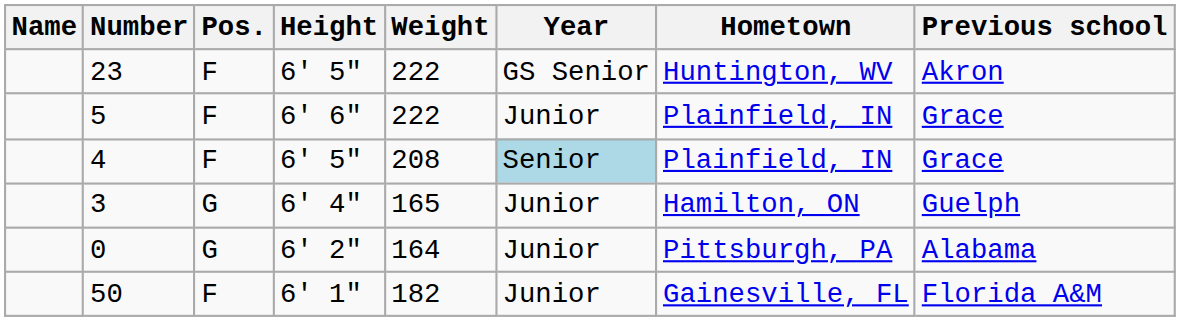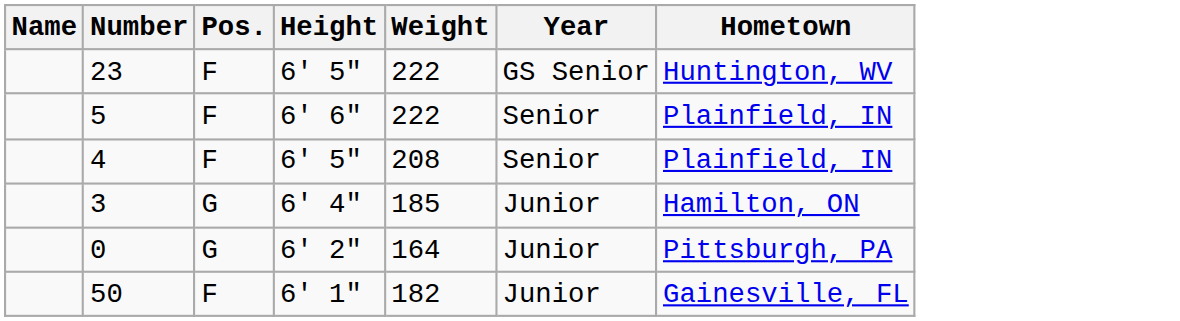- column: (1045, 27)
(552, 116) Junior -> (552, 116) Senior
(552, 161) lightblue background -> (552, 161) no background
(416, 205) 165 -> (416, 205) 185
